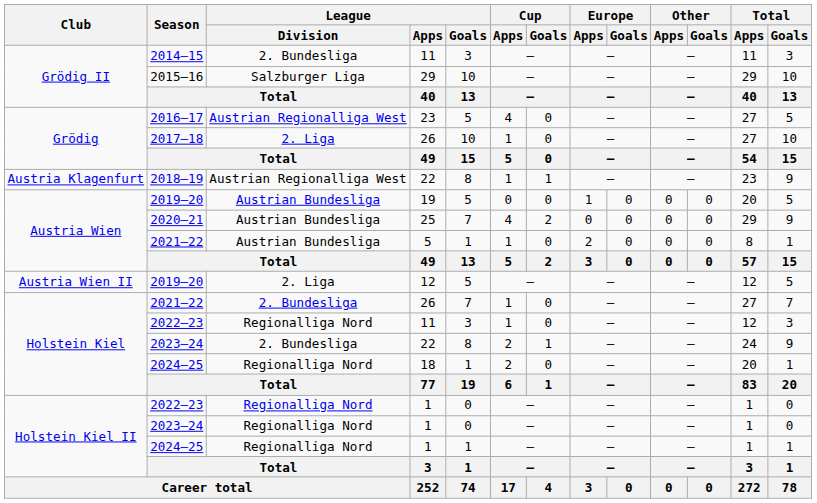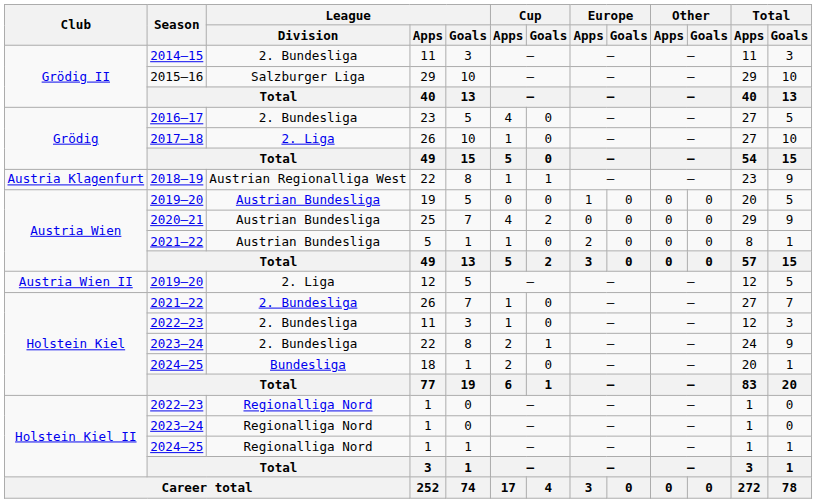(308, 118) Austrian Regionalliga West -> (308, 118) 2. Bundesliga
(308, 323) Regionalliga Nord -> (308, 323) 2. Bundesliga
(308, 364) Regionalliga Nord -> (308, 364) Bundesliga
